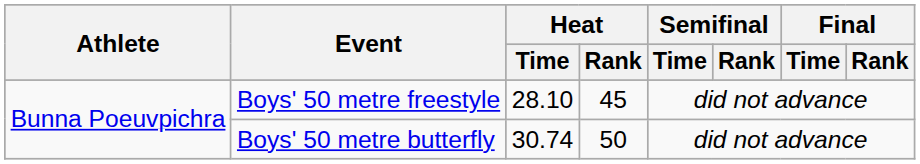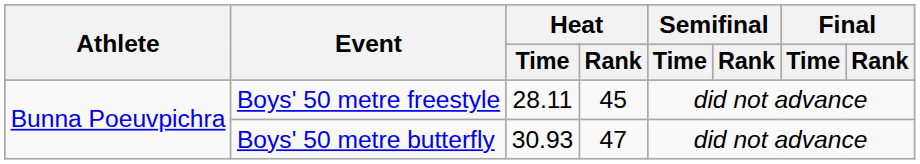(543, 100) 28.10 -> (543, 100) 28.11
(543, 139) 30.74 -> (543, 139) 30.93
(613, 139) 50 -> (613, 139) 47
